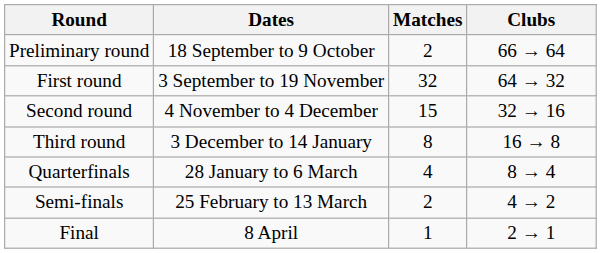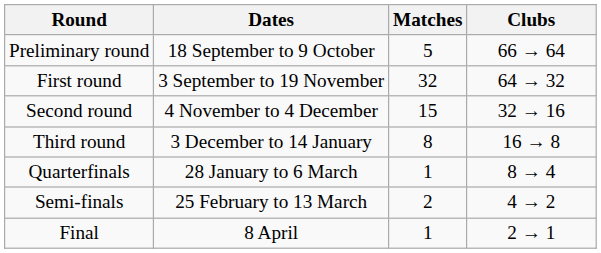(428, 50) 2 -> (428, 50) 5
(428, 171) 4 -> (428, 171) 1
